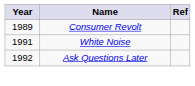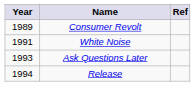(22, 58) 1992 -> (22, 58) 1993
+ row: (105, 73)
